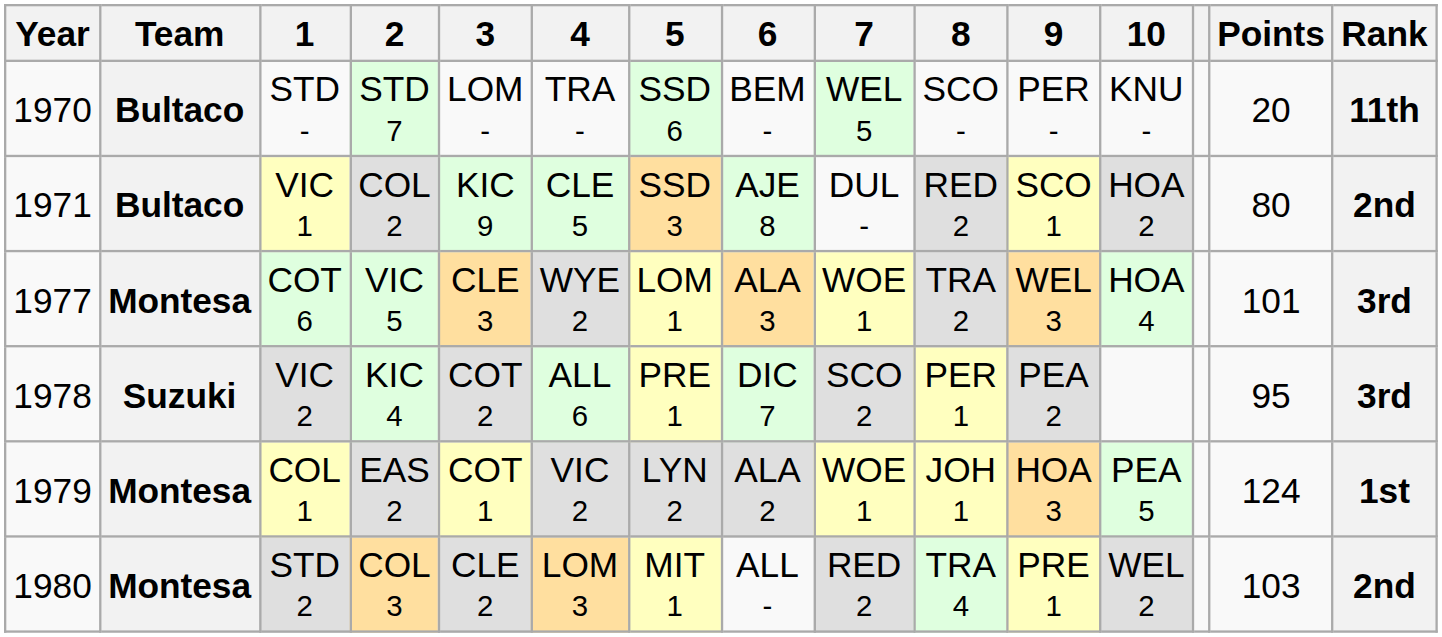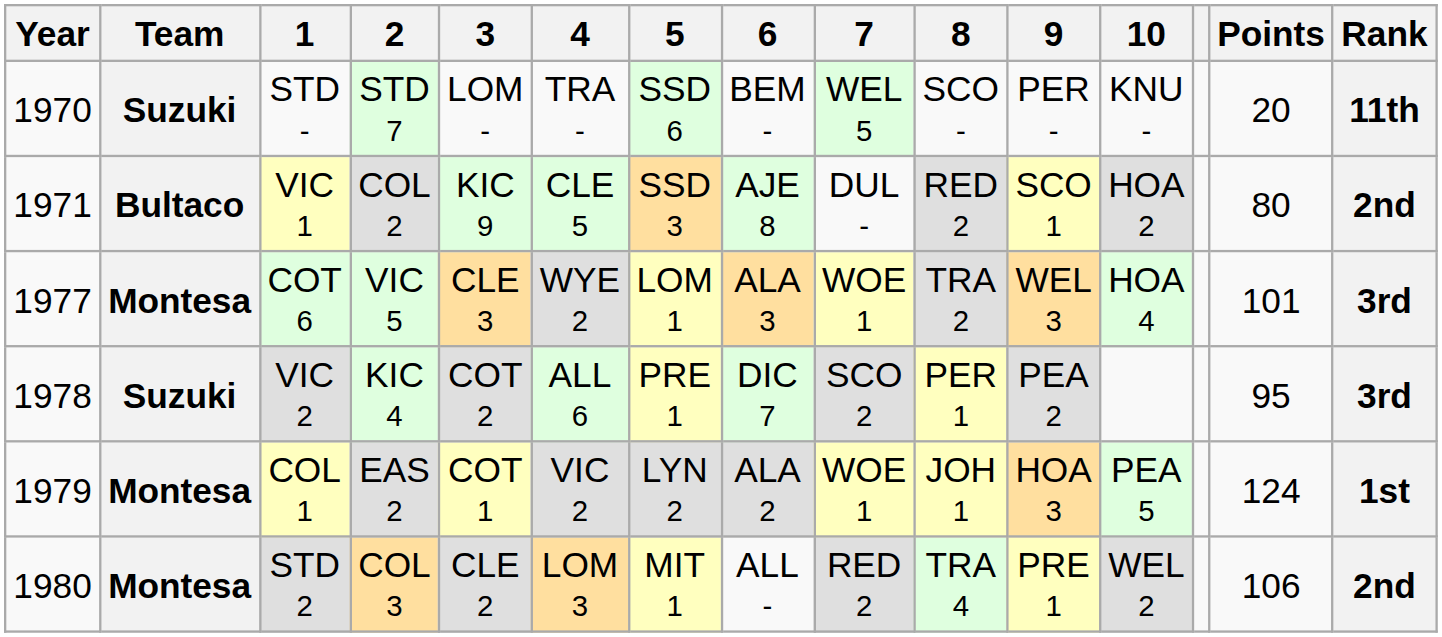(180, 109) Bultaco -> (180, 109) Suzuki
(1271, 585) 103 -> (1271, 585) 106
